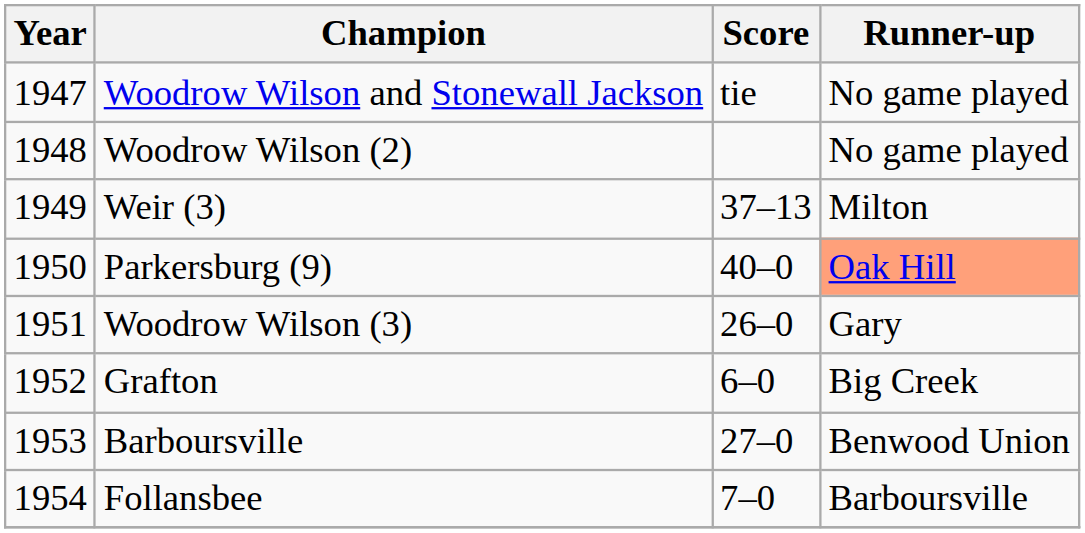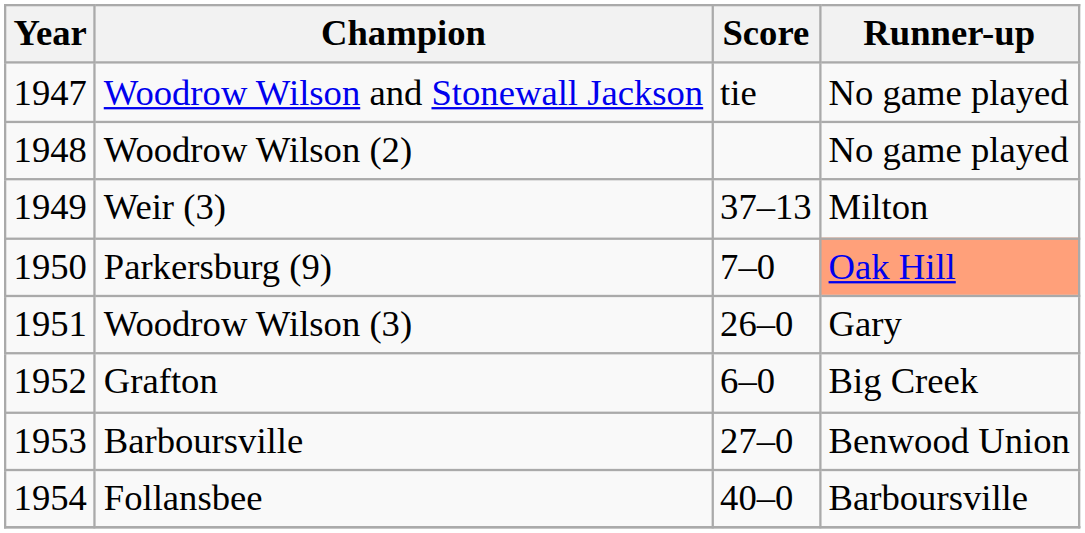(757, 265) 40–0 -> (748, 265) 7–0
(748, 498) 7–0 -> (757, 498) 40–0
